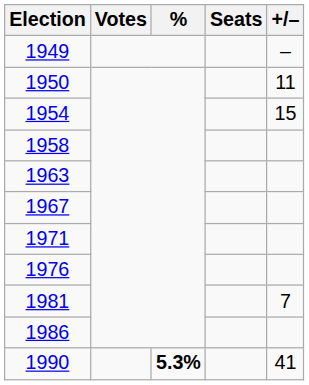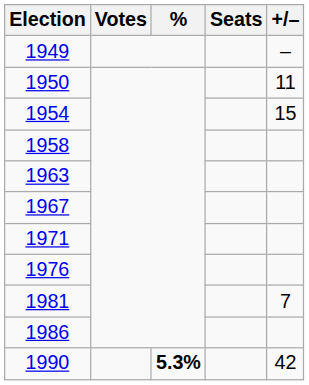(285, 363) 41 -> (285, 363) 42
